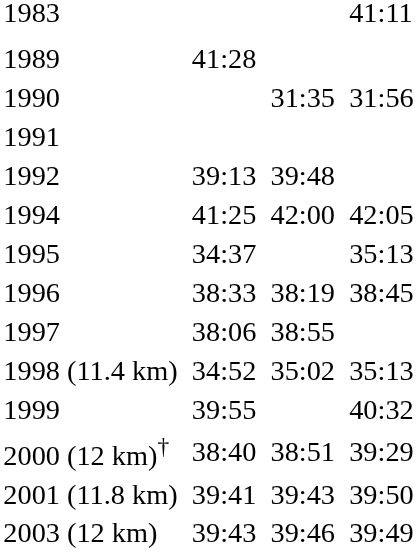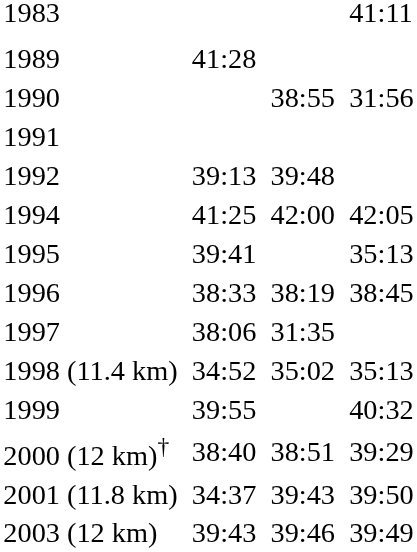(303, 97) 31:35 -> (303, 97) 38:55
(224, 253) 34:37 -> (224, 253) 39:41
(303, 331) 38:55 -> (303, 331) 31:35
(224, 494) 39:41 -> (224, 494) 34:37
